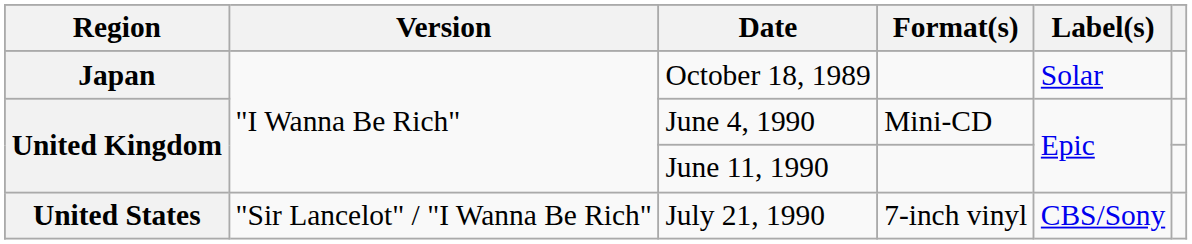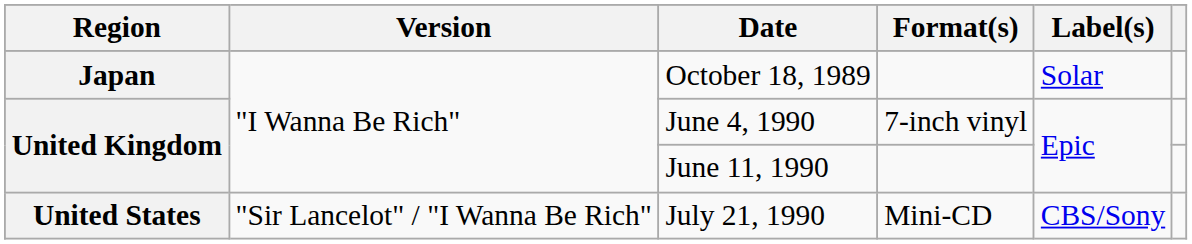(938, 121) Mini-CD -> (956, 121) 7-inch vinyl
(956, 214) 7-inch vinyl -> (938, 214) Mini-CD
